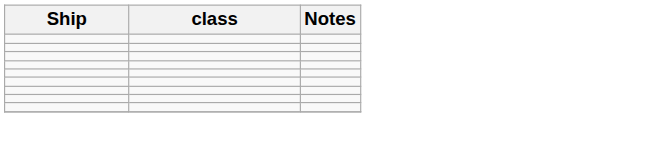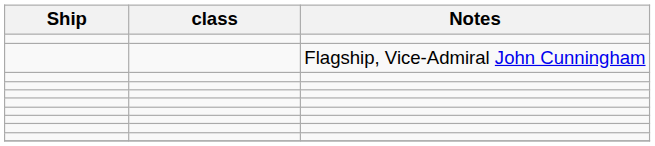+ row: (67, 58)
